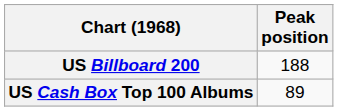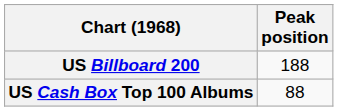(295, 92) 89 -> (295, 92) 88
